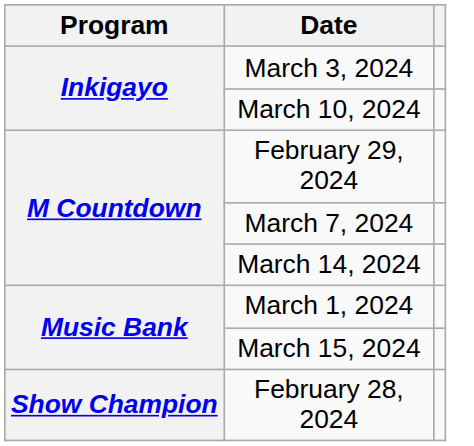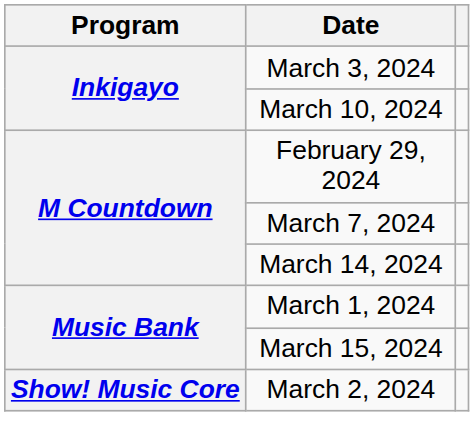- row: (329, 404)
+ row: (351, 390)
